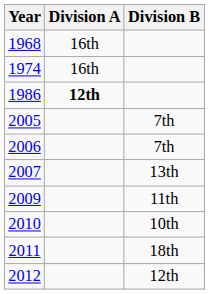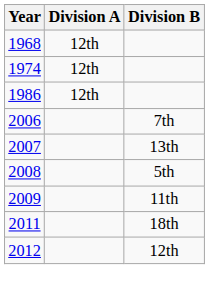(84, 43) 16th -> (84, 43) 12th
(84, 69) 16th -> (84, 69) 12th
(84, 95) bold -> (84, 95) normal
- row: (25, 120)
+ row: (25, 172)
- row: (25, 224)
